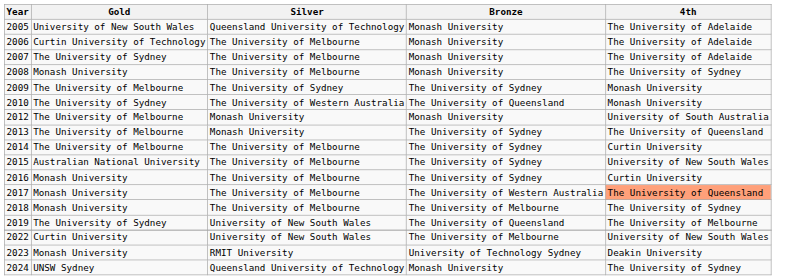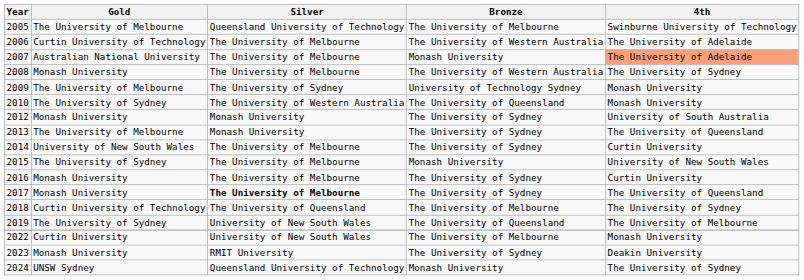(114, 27) University of New South Wales -> (108, 27) The University of Melbourne
(456, 27) Monash University -> (484, 27) The University of Melbourne
(680, 27) The University of Adelaide -> (702, 27) Swinburne University of Technology
(456, 42) Monash University -> (506, 42) The University of Western Australia
(100, 57) The University of Sydney -> (117, 57) Australian National University
(680, 57) no background -> (680, 57) lightsalmon background
(456, 72) Monash University -> (506, 72) The University of Western Australia
(475, 87) The University of Sydney -> (495, 87) University of Technology Sydney
(108, 117) The University of Melbourne -> (80, 117) Monash University
(456, 117) Monash University -> (475, 117) The University of Sydney
(108, 147) The University of Melbourne -> (114, 147) University of New South Wales
(117, 162) Australian National University -> (100, 162) The University of Sydney
(475, 162) The University of Sydney -> (456, 162) Monash University
(285, 192) normal -> (285, 192) bold
(506, 192) The University of Western Australia -> (475, 192) The University of Sydney
(685, 192) lightsalmon background -> (685, 192) no background
(80, 207) Monash University -> (119, 207) Curtin University of Technology
(285, 207) The University of Melbourne -> (288, 207) The University of Queensland
(688, 238) University of New South Wales -> (655, 238) Monash University
(495, 253) University of Technology Sydney -> (475, 253) The University of Sydney
